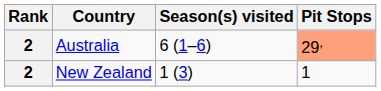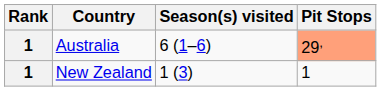(28, 45) 2 -> (28, 45) 1
(28, 73) 2 -> (28, 73) 1
